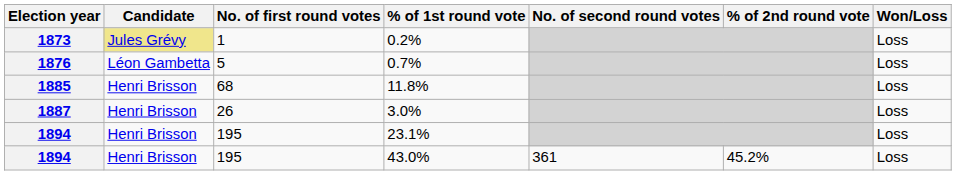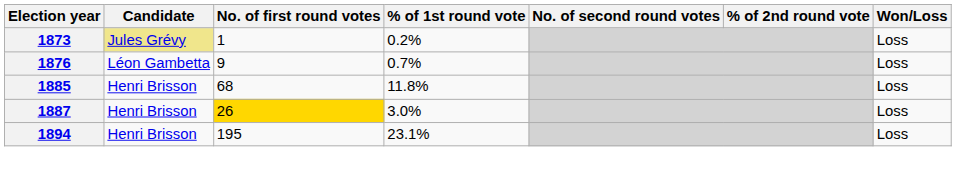(221, 63) 5 -> (221, 63) 9
(225, 110) no background -> (225, 110) gold background
- row: (408, 157)
